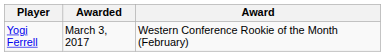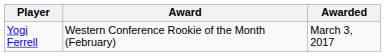columns swapped: (258, 13) <-> (99, 13)
